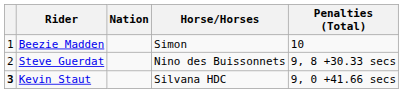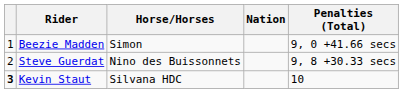columns swapped: (129, 20) <-> (220, 20)
(297, 44) 10 -> (343, 44) 9, 0 +41.66 secs
(343, 79) 9, 0 +41.66 secs -> (297, 79) 10
